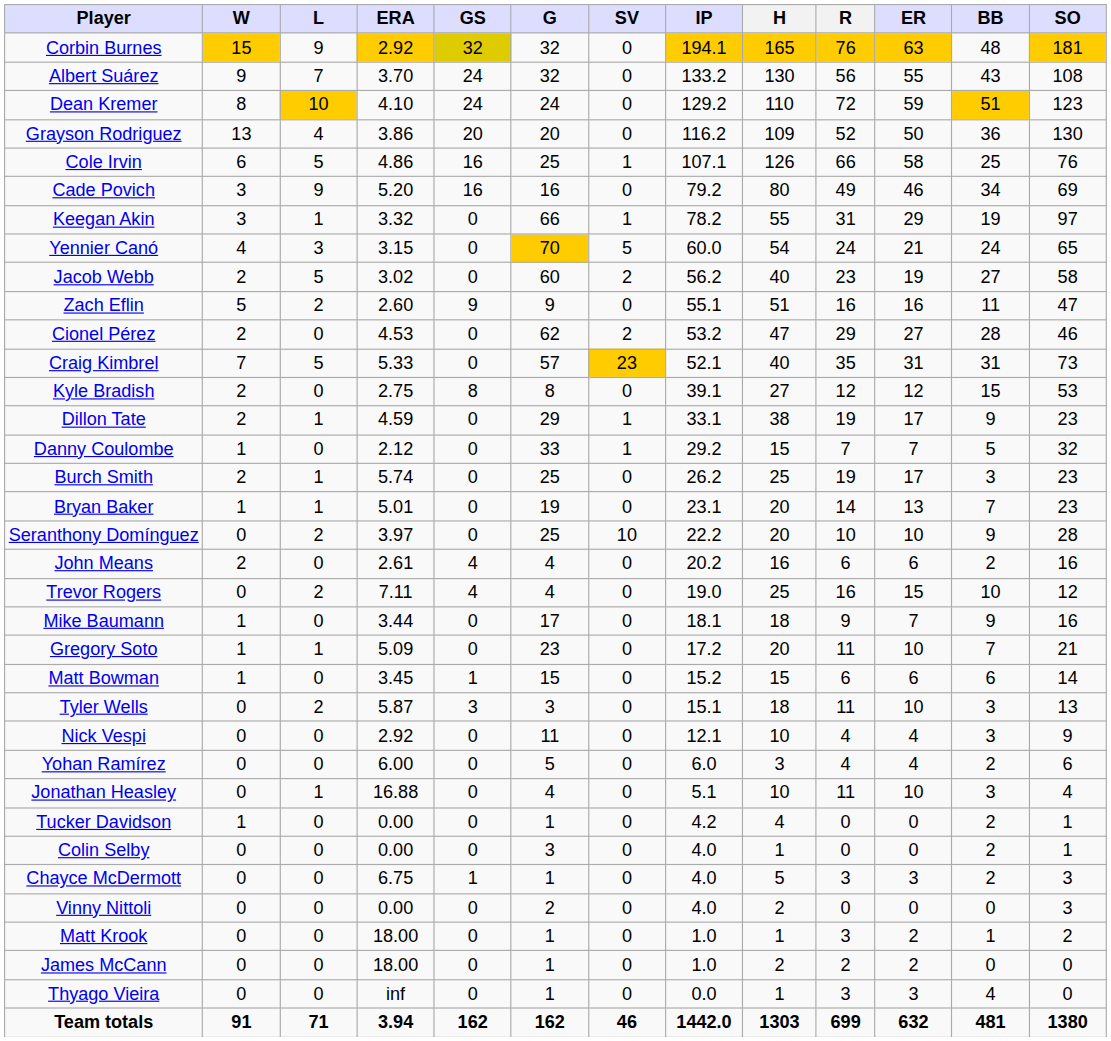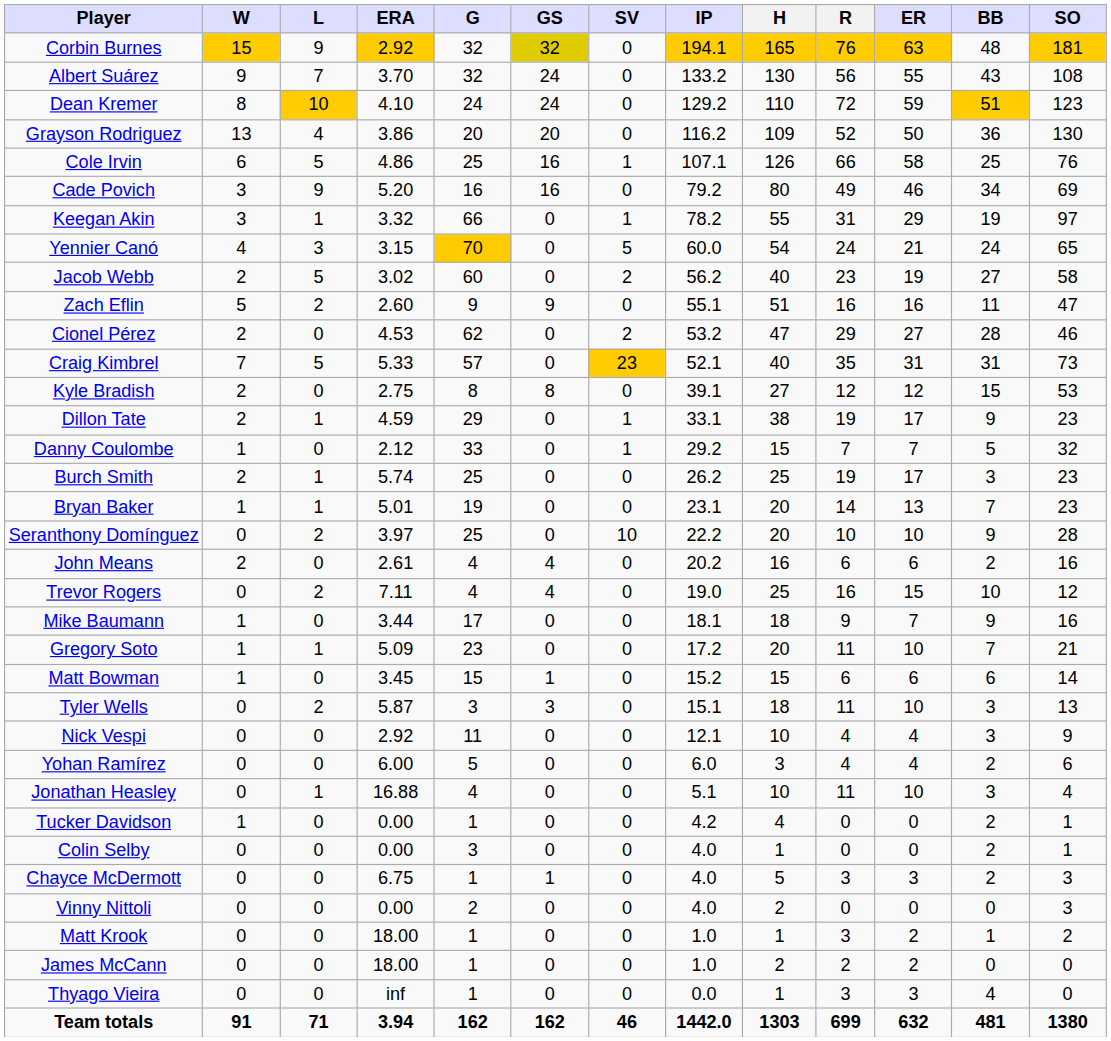columns swapped: (550, 18) <-> (473, 18)
